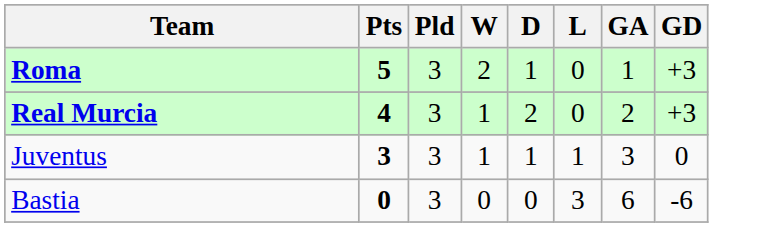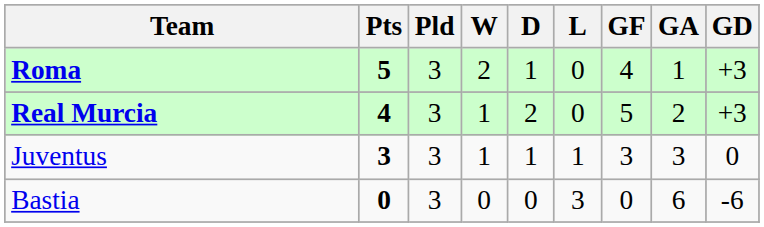+ column: (626, 26)
